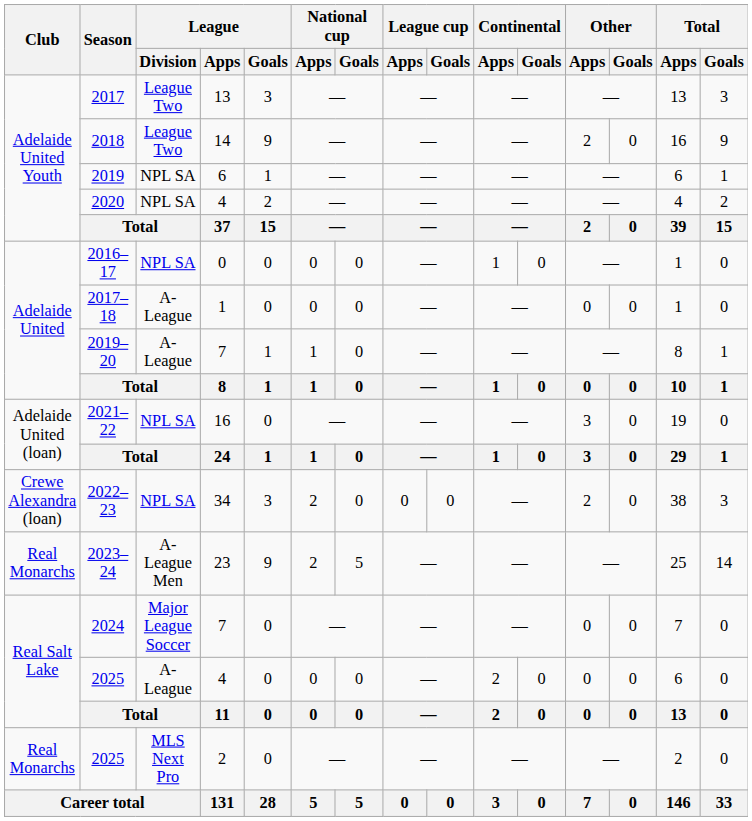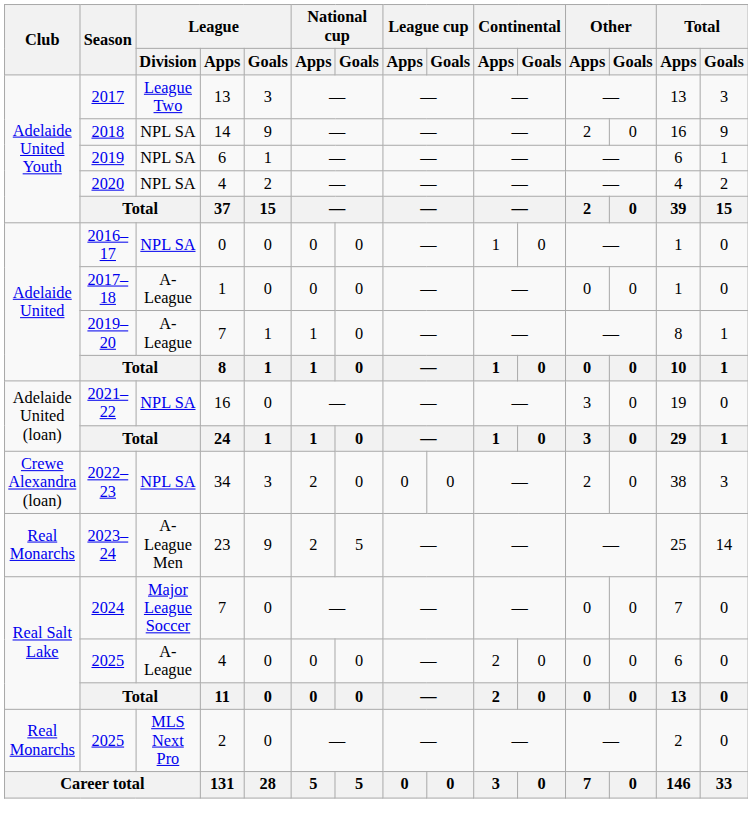(168, 140) League Two -> (168, 131) NPL SA
